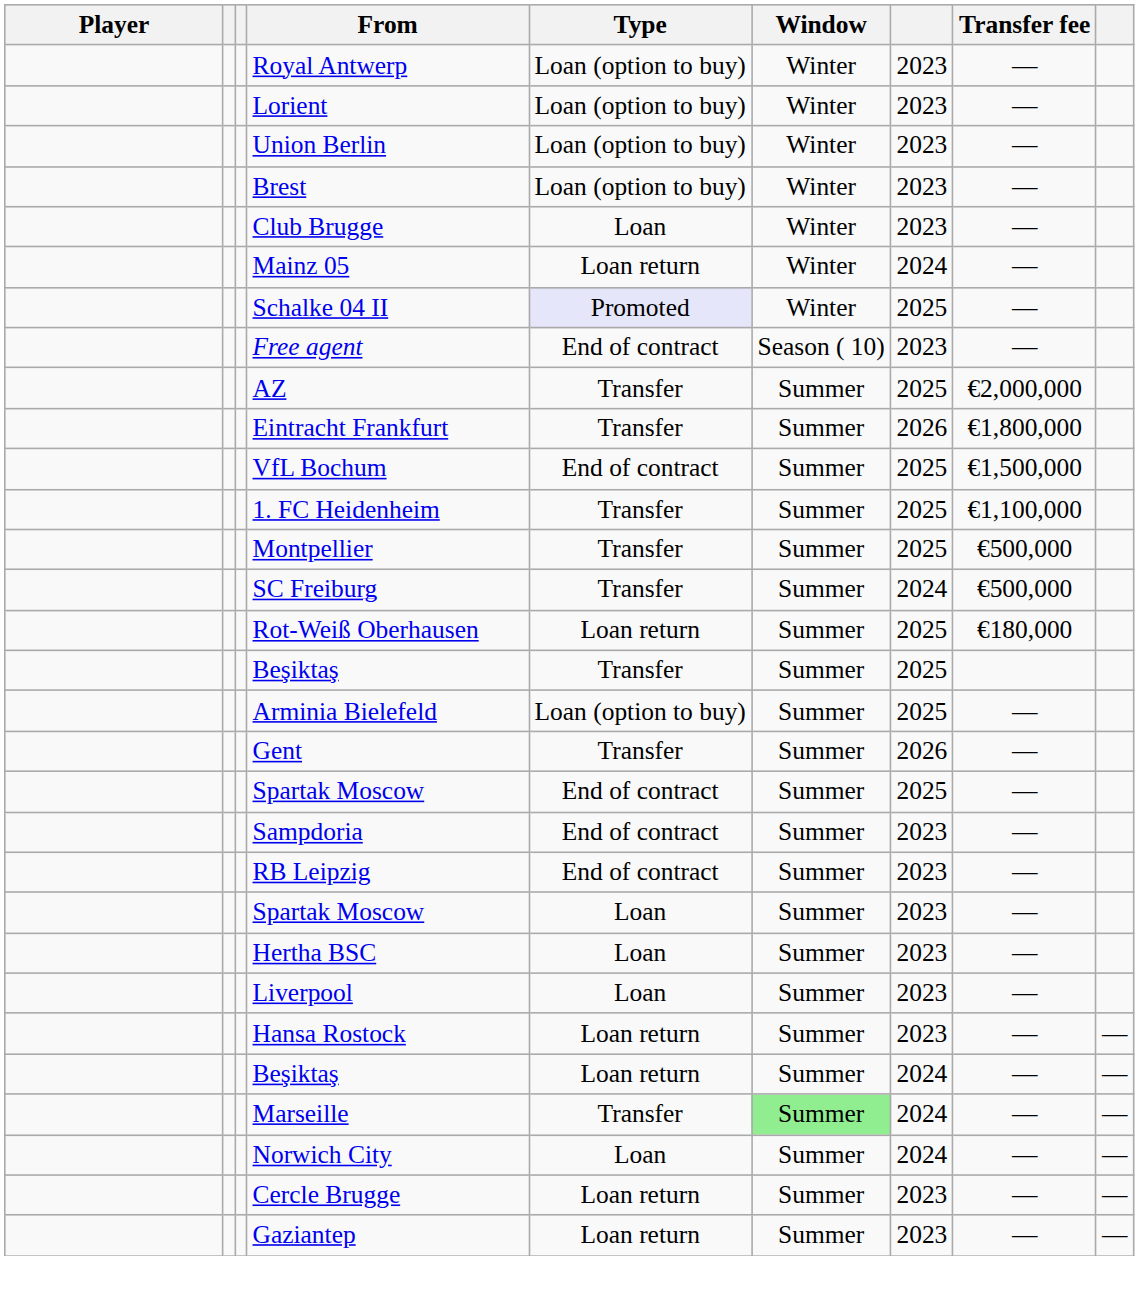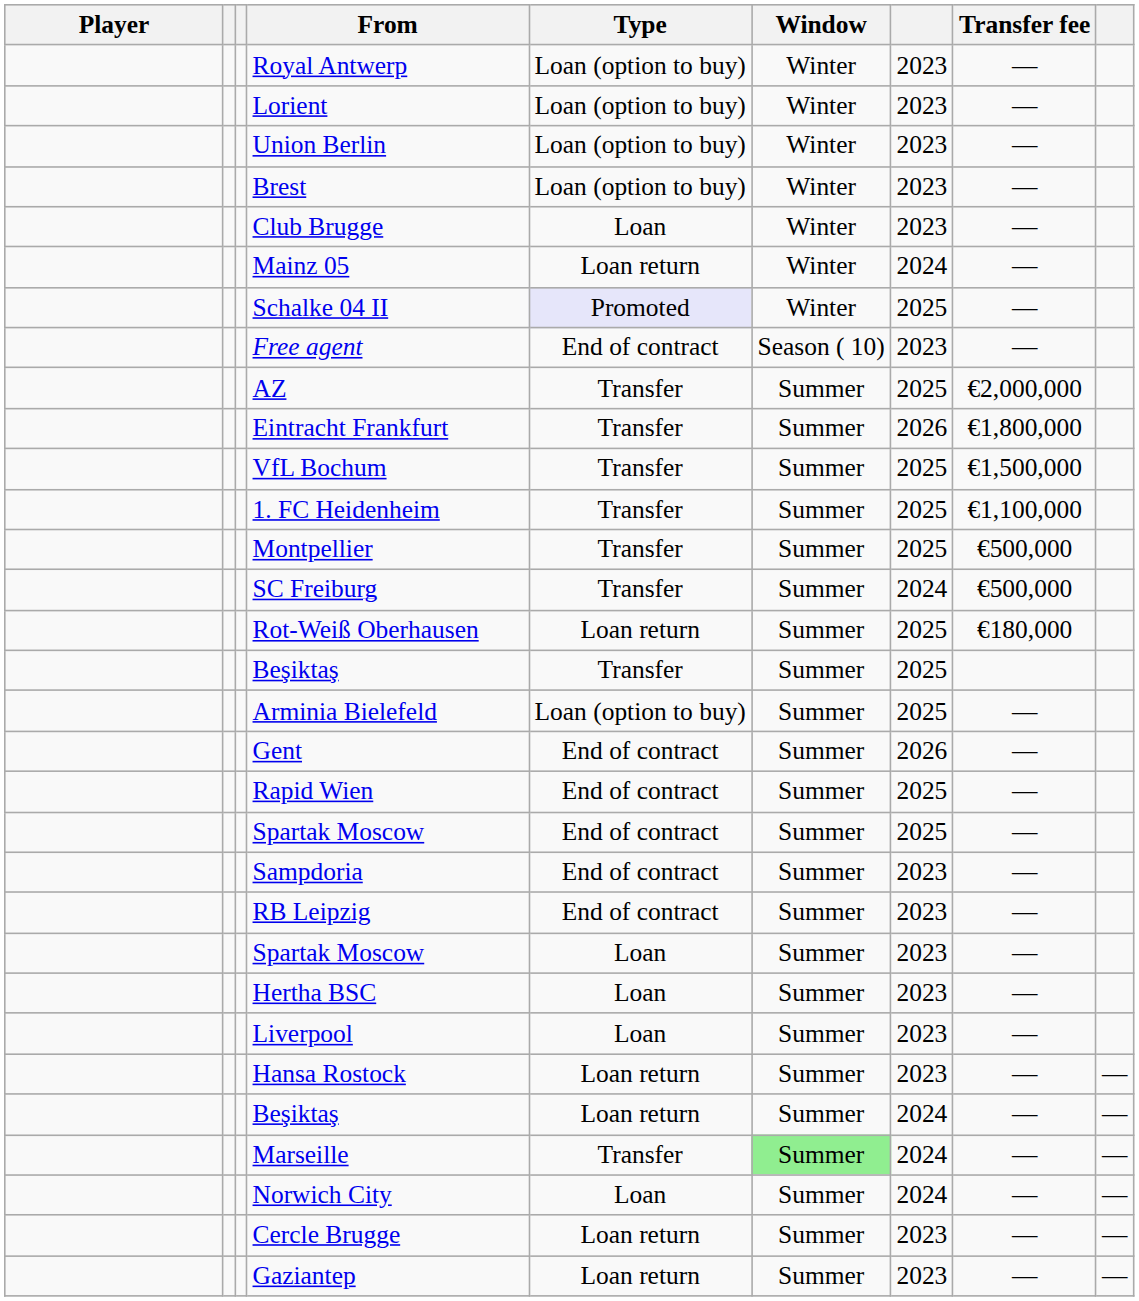(640, 468) End of contract -> (640, 468) Transfer
(640, 750) Transfer -> (640, 750) End of contract
+ row: (114, 792)
